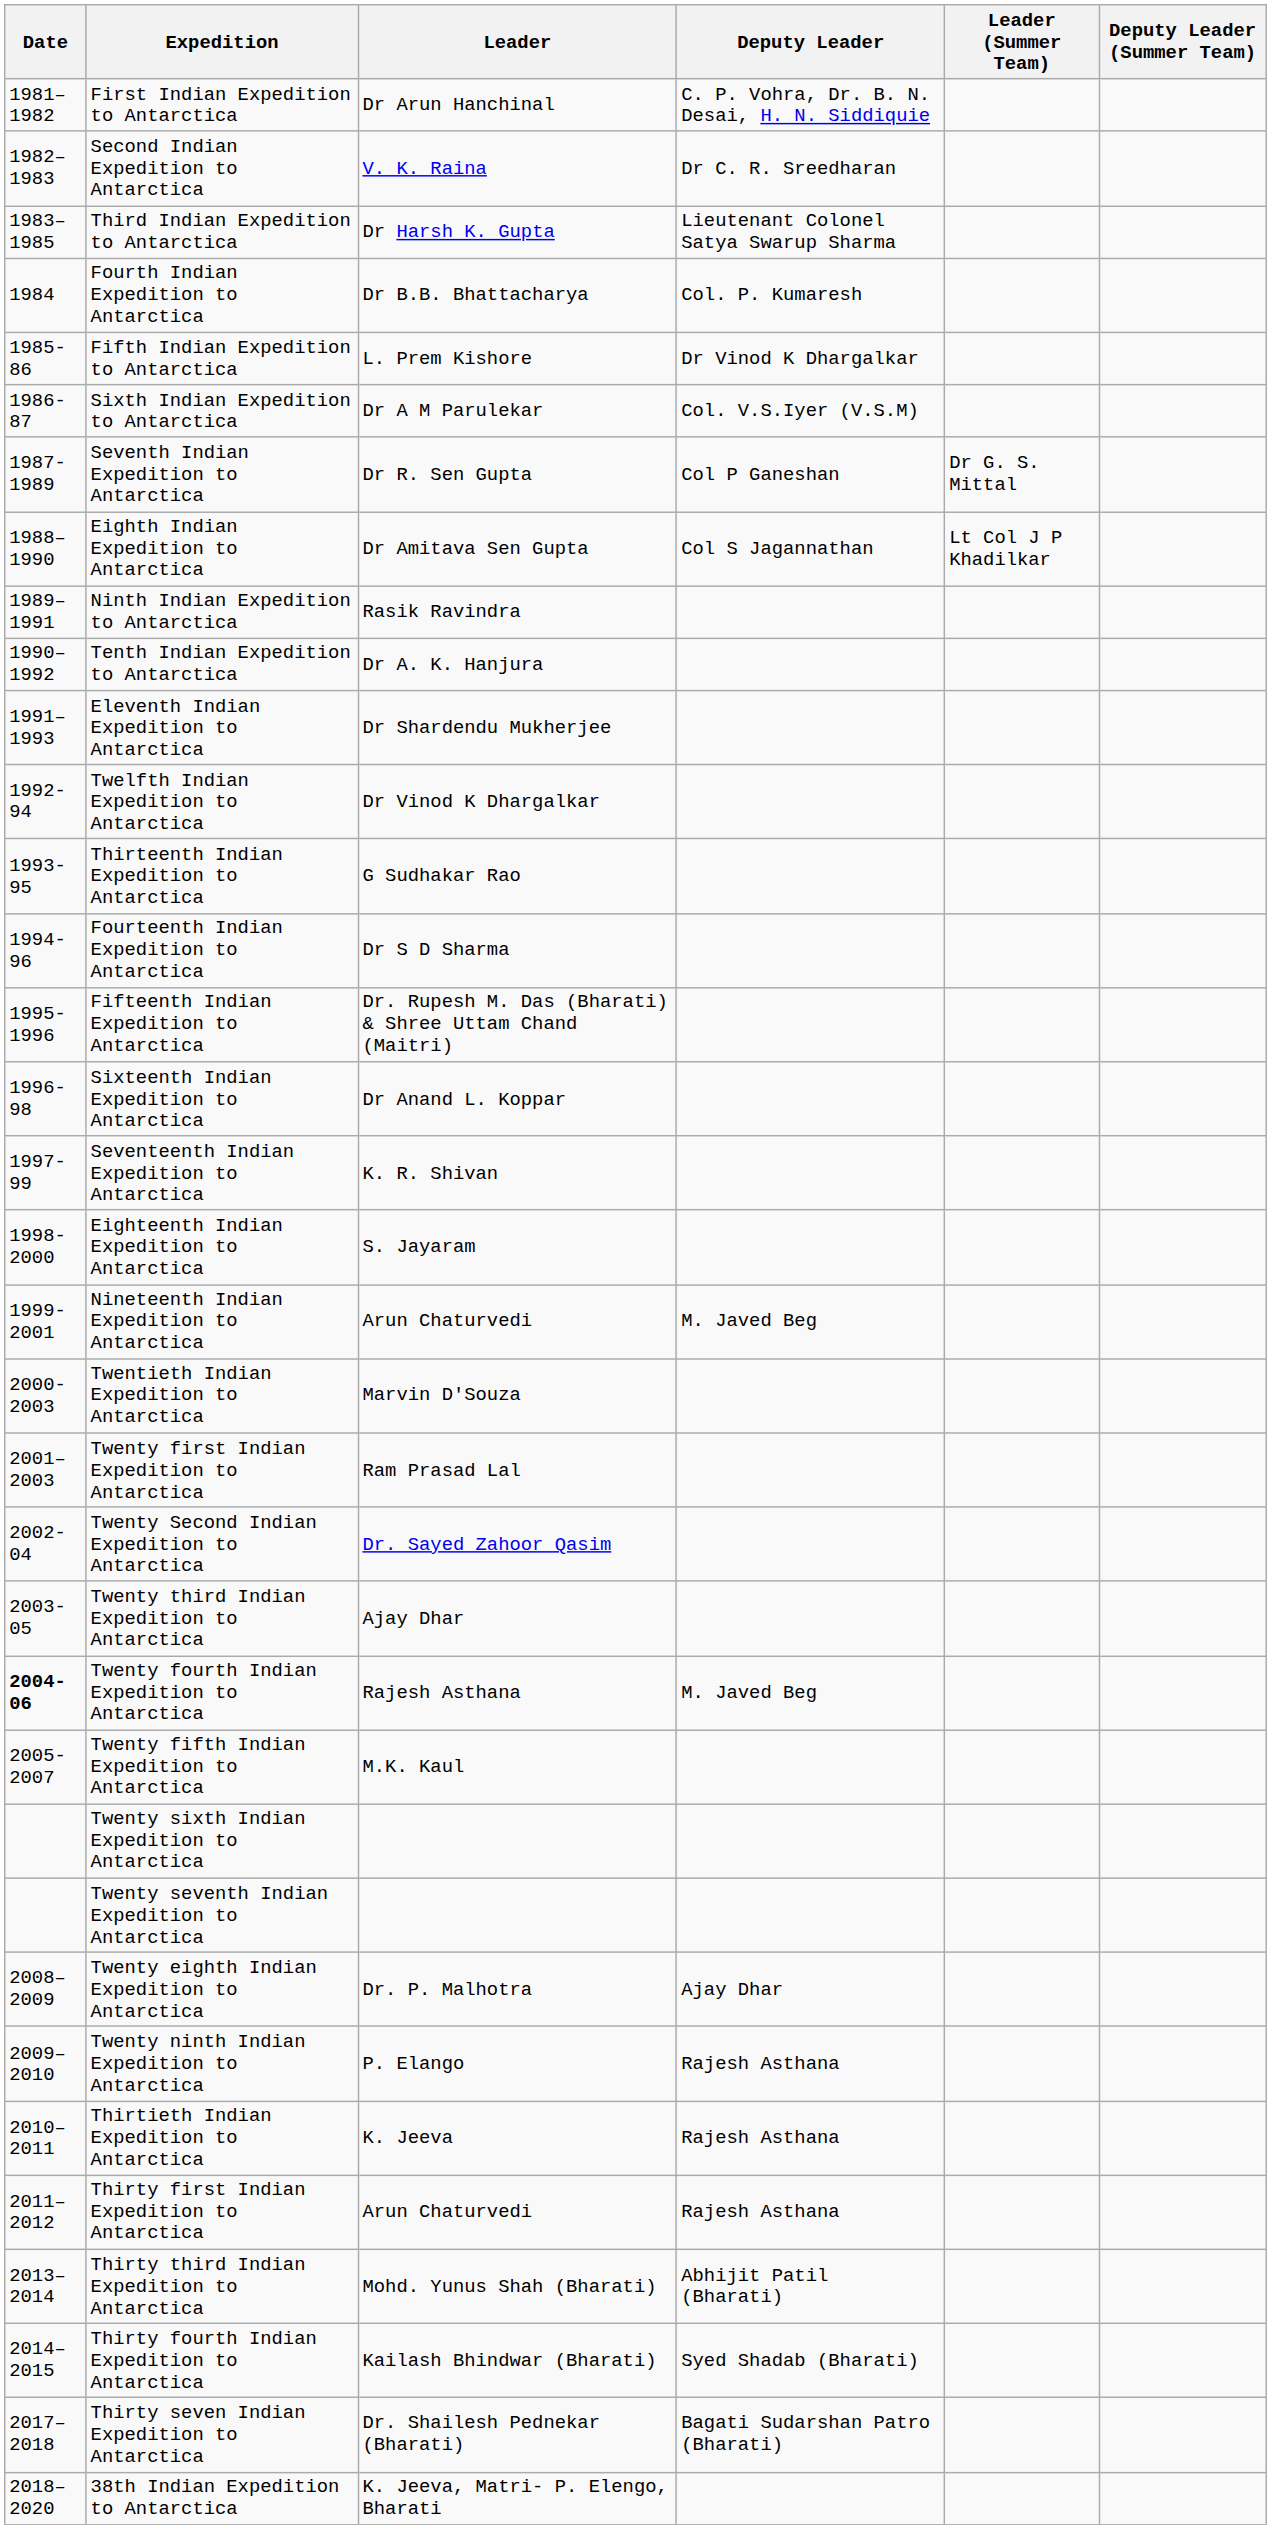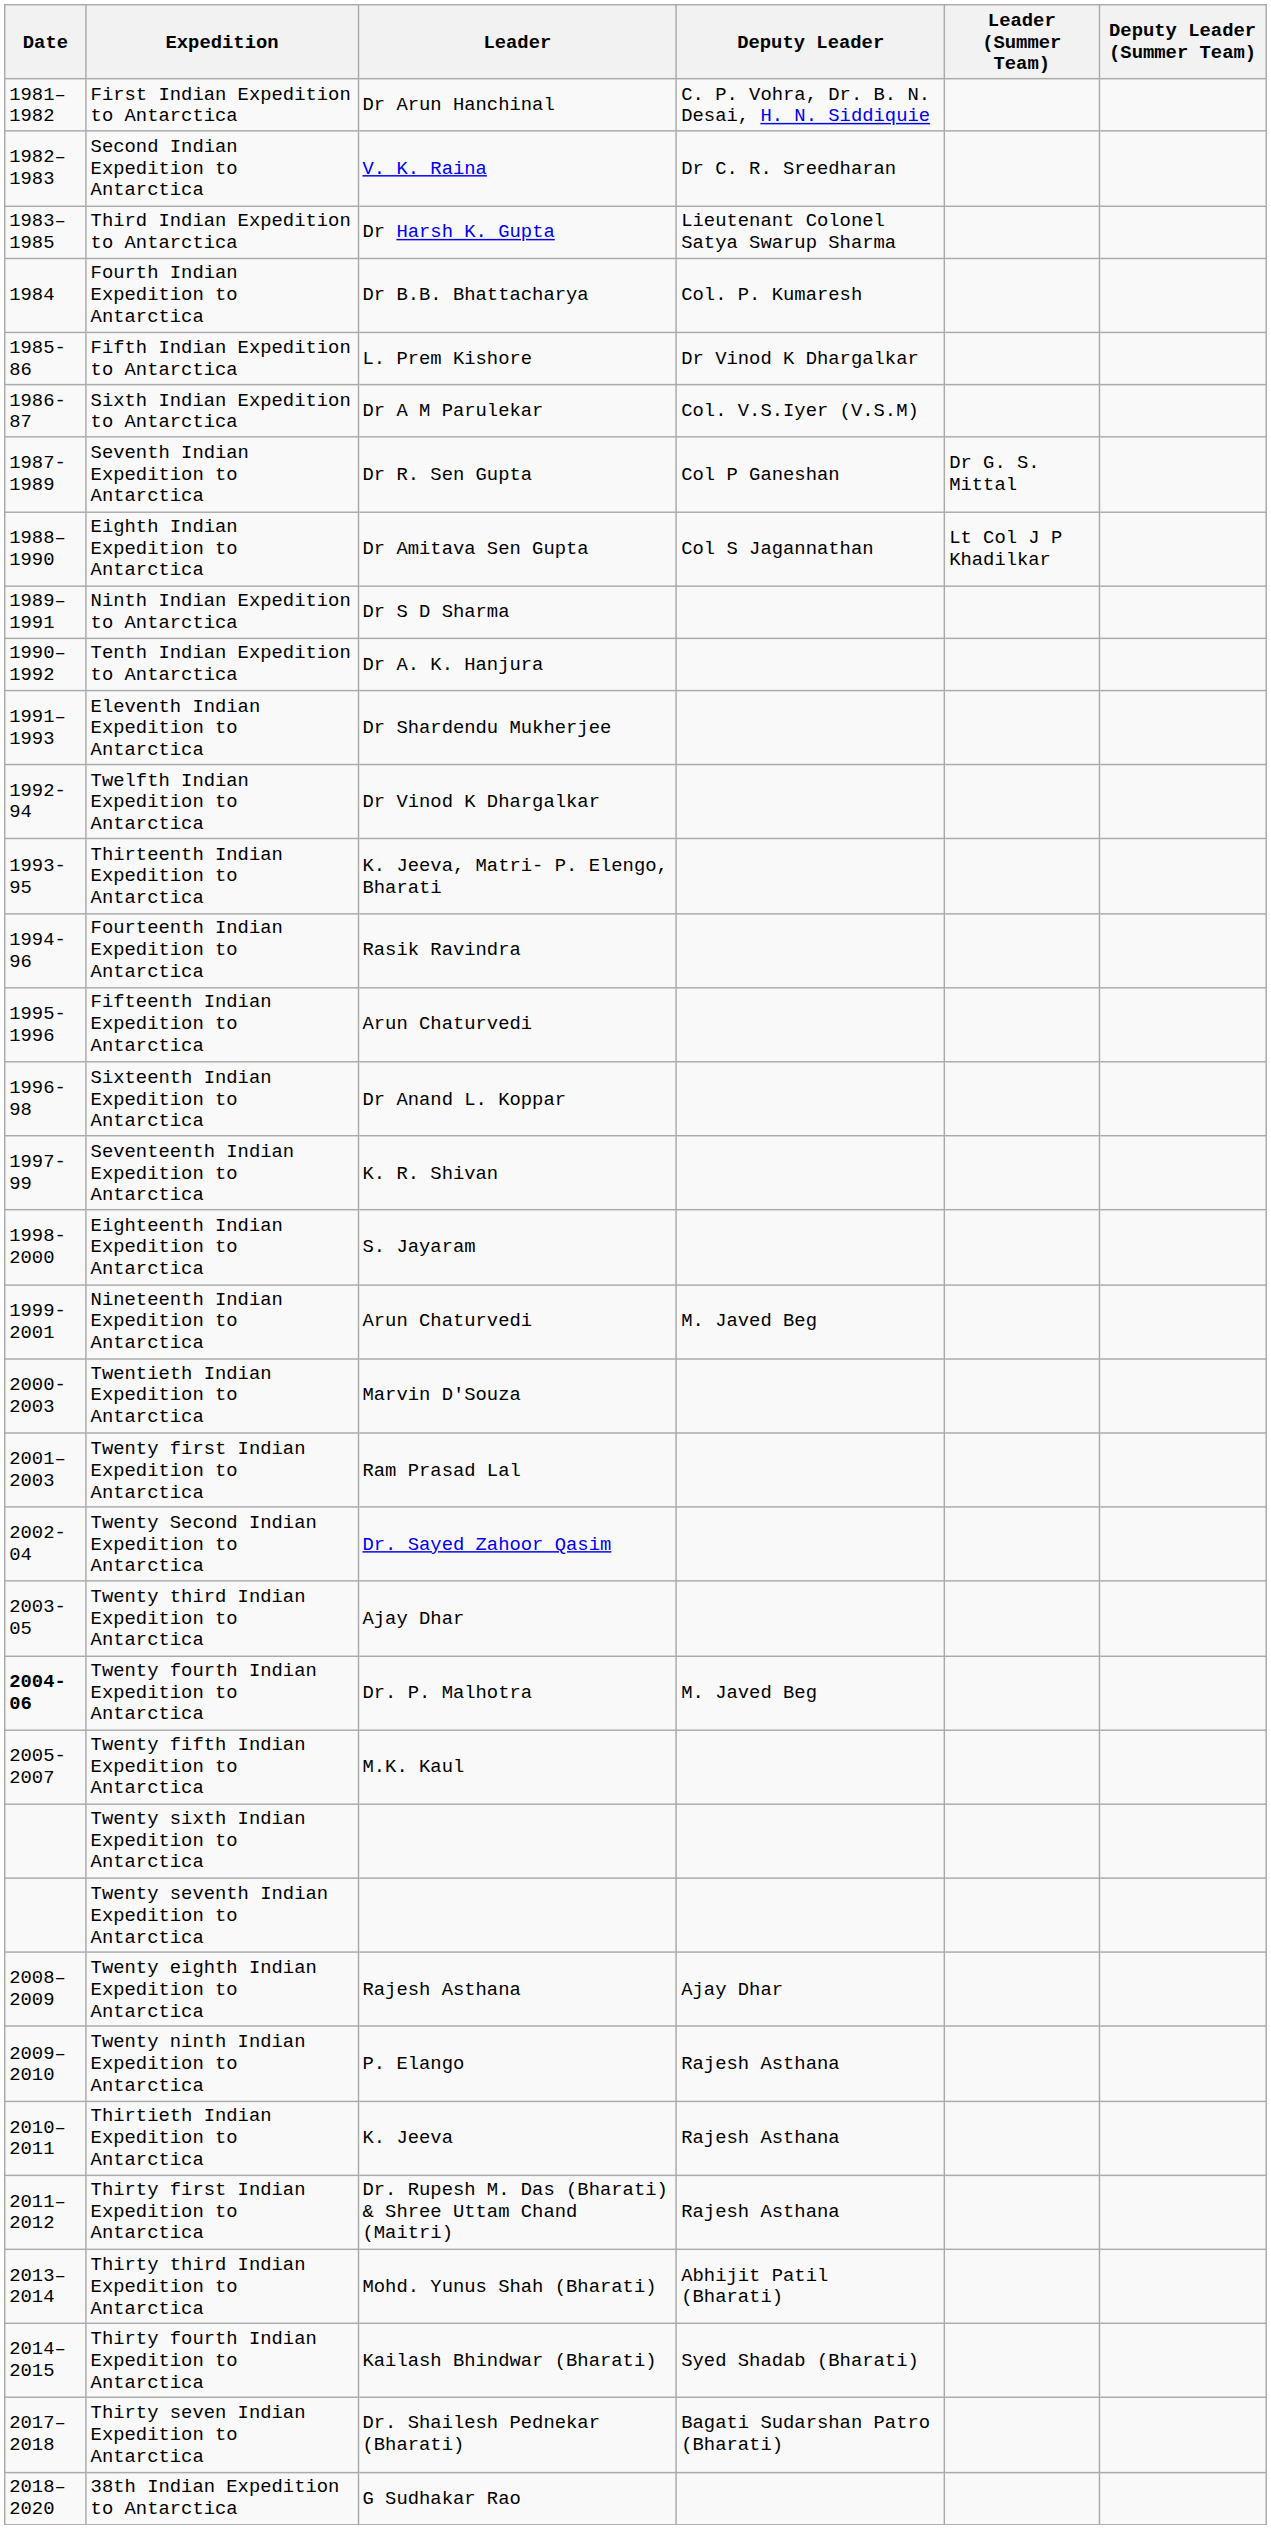(442, 612) Rasik Ravindra -> (436, 612) Dr S D Sharma
(442, 876) G Sudhakar Rao -> (515, 876) K. Jeeva, Matri- P. Elengo, Bharati
(436, 950) Dr S D Sharma -> (442, 950) Rasik Ravindra
(515, 1025) Dr. Rupesh M. Das (Bharati) & Shree Uttam Chand (Maitri) -> (447, 1025) Arun Chaturvedi
(442, 1693) Rajesh Asthana -> (447, 1693) Dr. P. Malhotra
(447, 1990) Dr. P. Malhotra -> (442, 1990) Rajesh Asthana
(447, 2212) Arun Chaturvedi -> (515, 2212) Dr. Rupesh M. Das (Bharati) & Shree Uttam Chand (Maitri)
(515, 2498) K. Jeeva, Matri- P. Elengo, Bharati -> (442, 2498) G Sudhakar Rao
